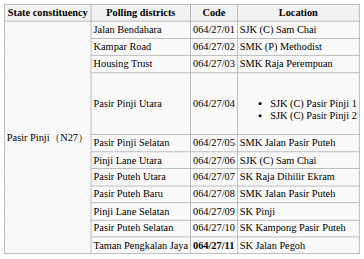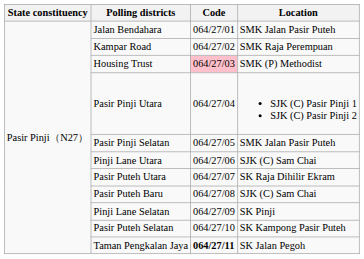(278, 29) SJK (C) Sam Chai -> (288, 29) SMK Jalan Pasir Puteh
(281, 46) SMK (P) Methodist -> (286, 46) SMK Raja Perempuan
(214, 63) no background -> (214, 63) pink background
(286, 63) SMK Raja Perempuan -> (281, 63) SMK (P) Methodist
(288, 194) SMK Jalan Pasir Puteh -> (278, 194) SJK (C) Sam Chai
